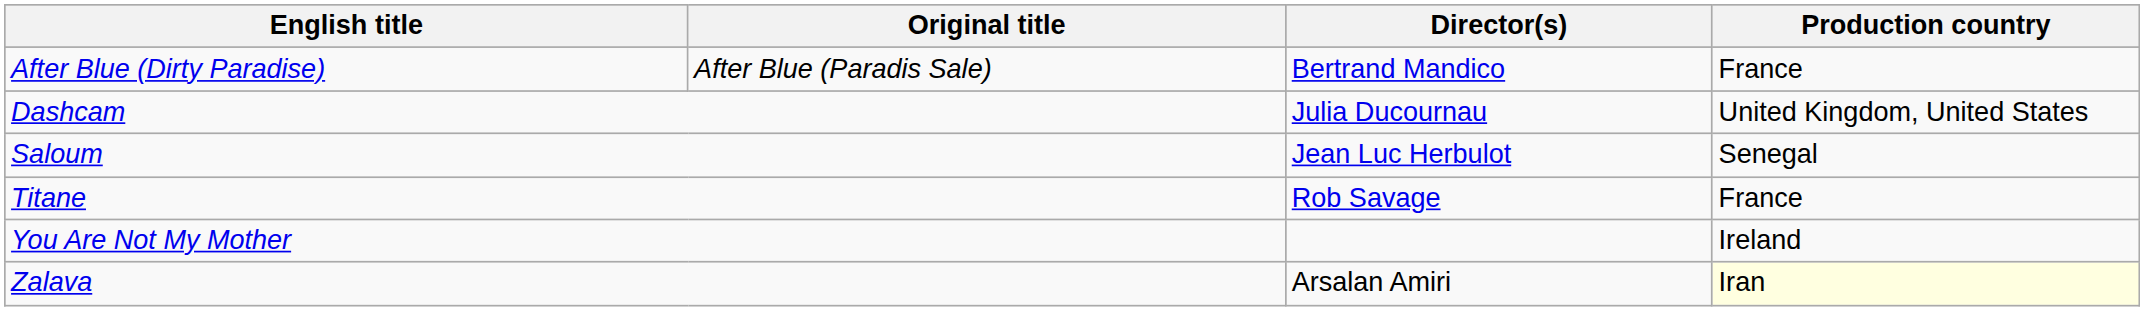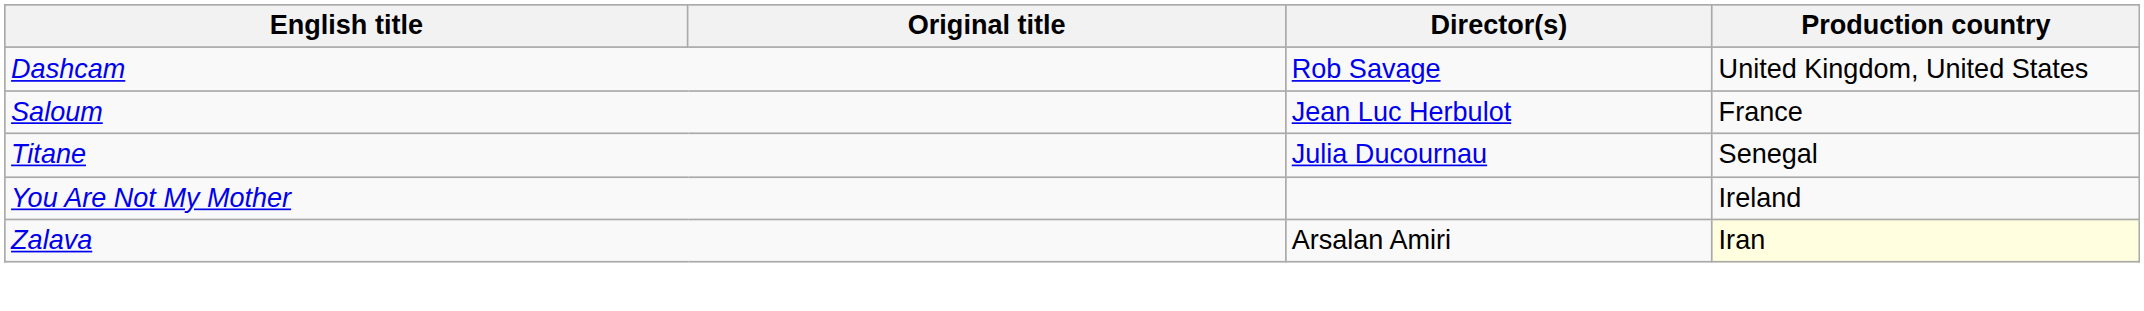- row: (168, 68)
(1389, 111) Julia Ducournau -> (1366, 68) Rob Savage
(1768, 154) Senegal -> (1761, 111) France
(1366, 197) Rob Savage -> (1389, 154) Julia Ducournau
(1761, 197) France -> (1768, 154) Senegal
